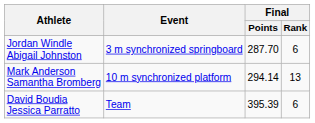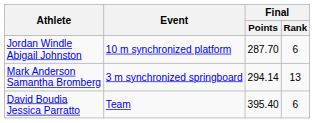(174, 50) 3 m synchronized springboard -> (169, 50) 10 m synchronized platform
(169, 77) 10 m synchronized platform -> (174, 77) 3 m synchronized springboard
(263, 105) 395.39 -> (263, 105) 395.40
